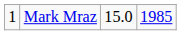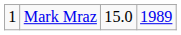(156, 17) 1985 -> (156, 17) 1989
